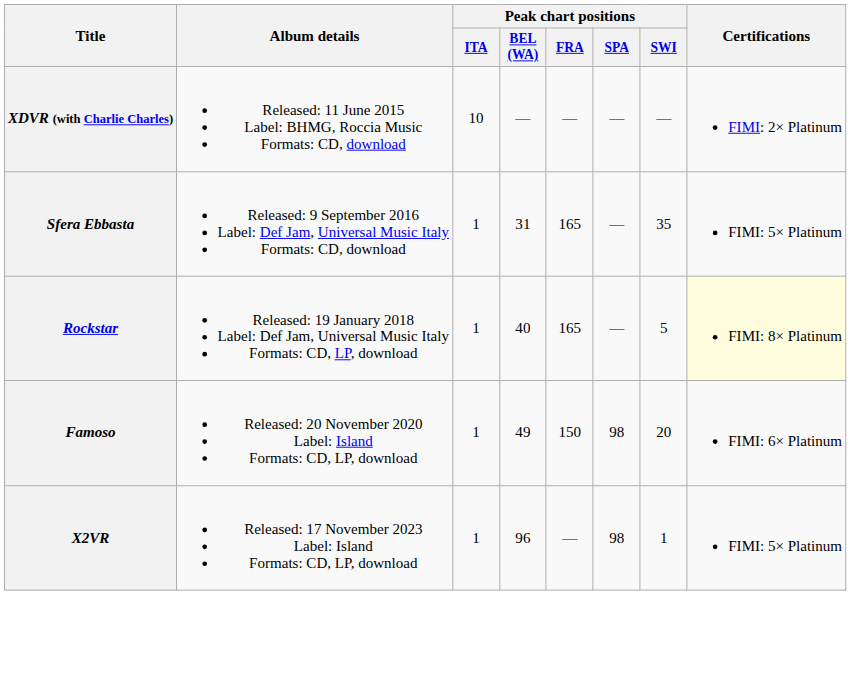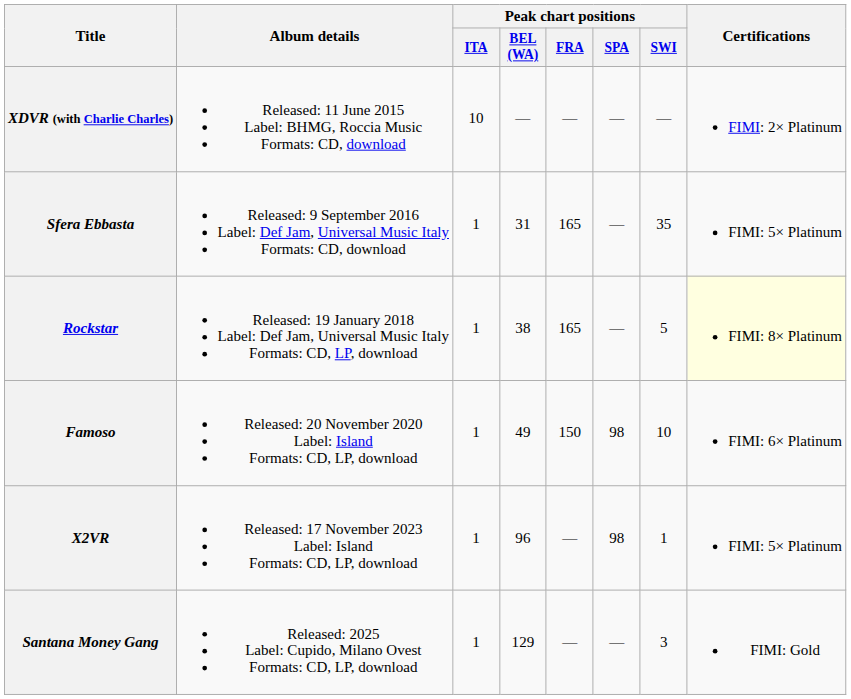(523, 328) 40 -> (523, 328) 38
(664, 433) 20 -> (664, 433) 10
+ row: (91, 642)
